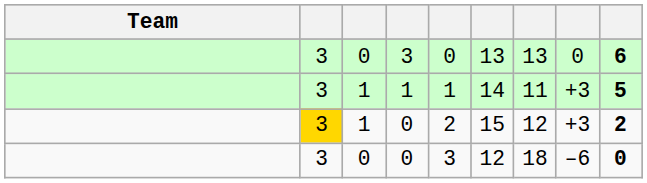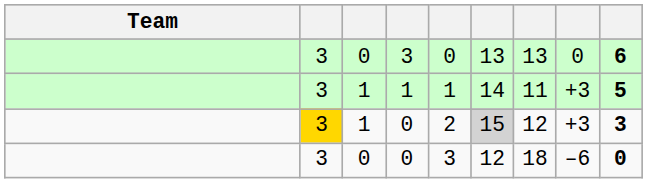(492, 126) no background -> (492, 126) lightgrey background
(620, 126) 2 -> (620, 126) 3
